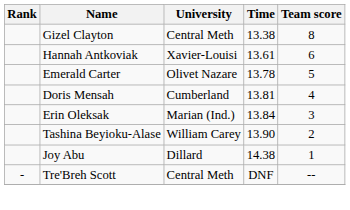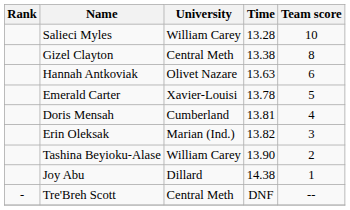+ row: (77, 34)
(202, 54) Xavier-Louisi -> (202, 74) Olivet Nazare
(261, 54) 13.61 -> (261, 74) 13.63
(202, 74) Olivet Nazare -> (202, 94) Xavier-Louisi
(261, 114) 13.84 -> (261, 134) 13.82
